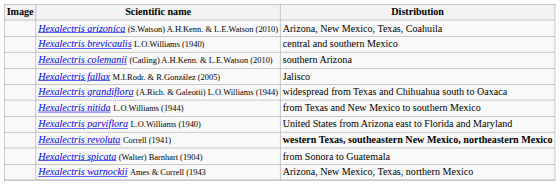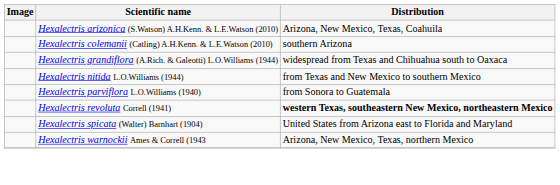- row: (121, 44)
- row: (129, 76)
(397, 124) United States from Arizona east to Florida and Maryland -> (336, 92) from Sonora to Guatemala
(336, 156) from Sonora to Guatemala -> (397, 124) United States from Arizona east to Florida and Maryland
